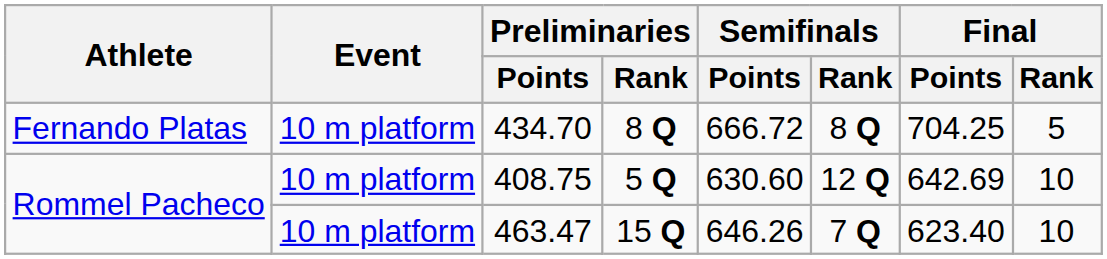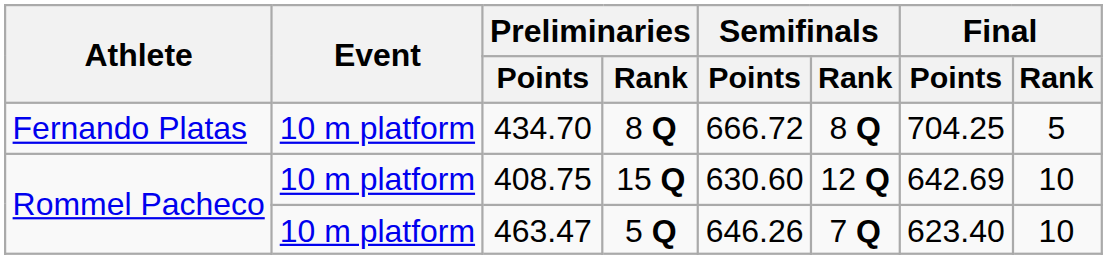(651, 179) 5 Q -> (651, 179) 15 Q
(651, 230) 15 Q -> (651, 230) 5 Q
